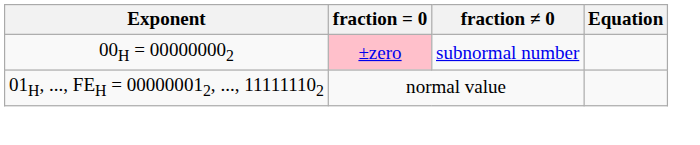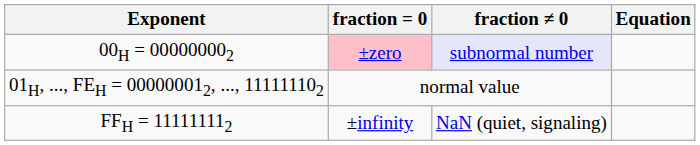(508, 52) no background -> (521, 52) lavender background
+ row: (167, 122)
